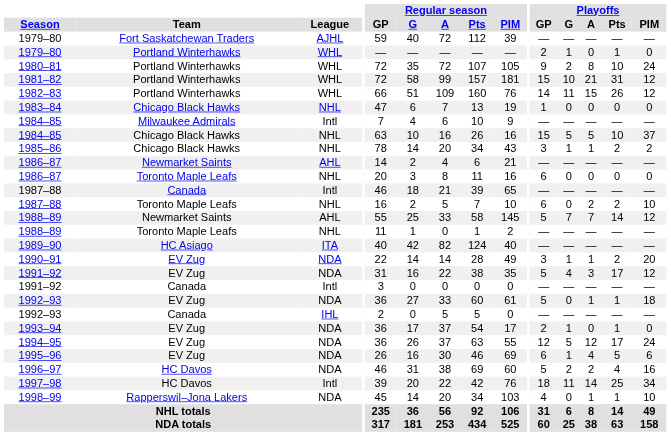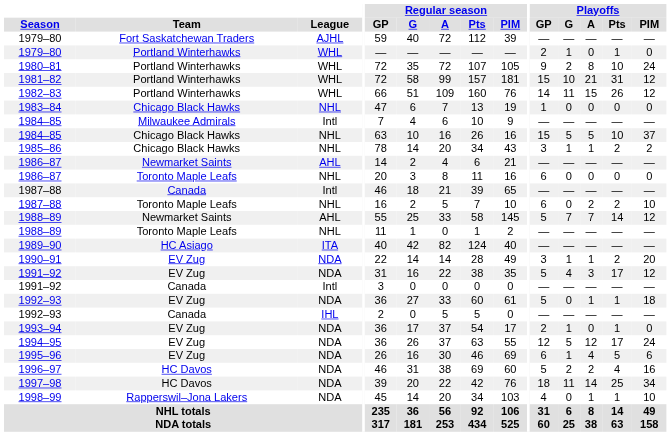(330, 383) Intl -> (330, 383) NDA
